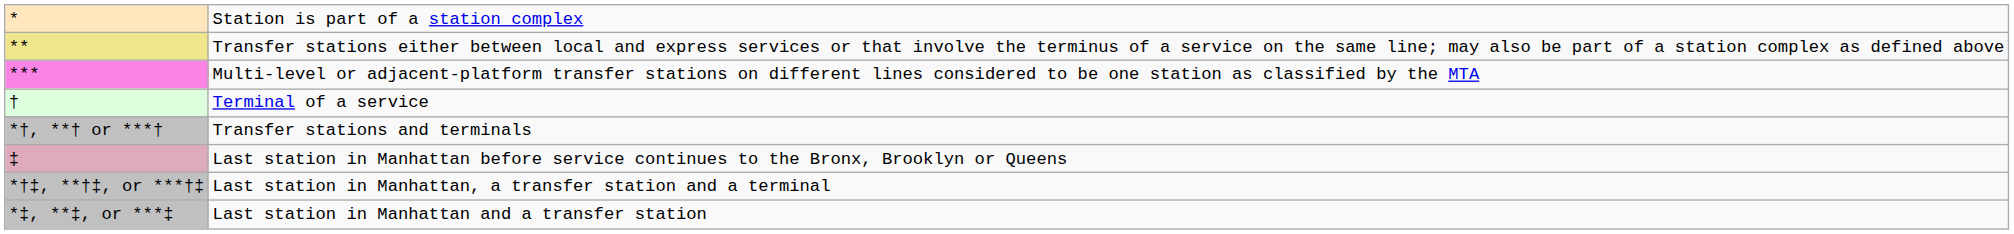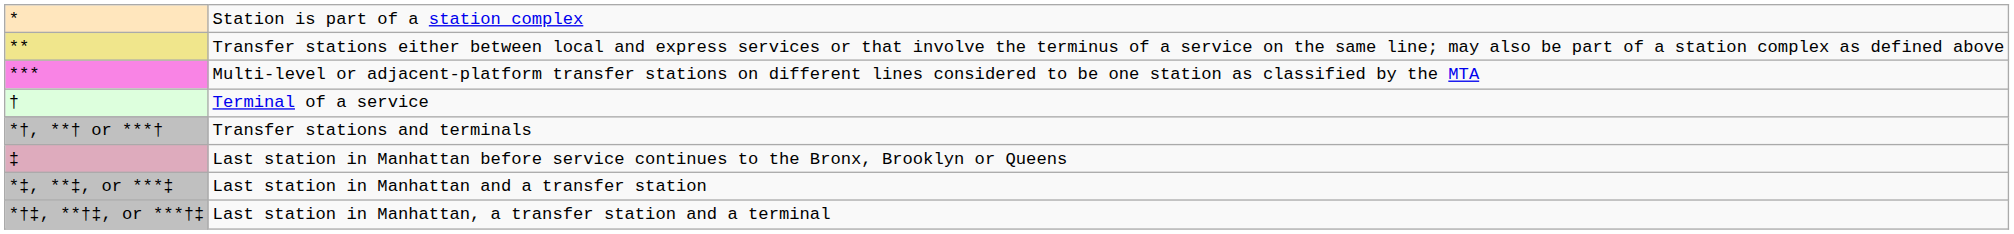rows swapped: (460, 214) <-> (522, 186)
